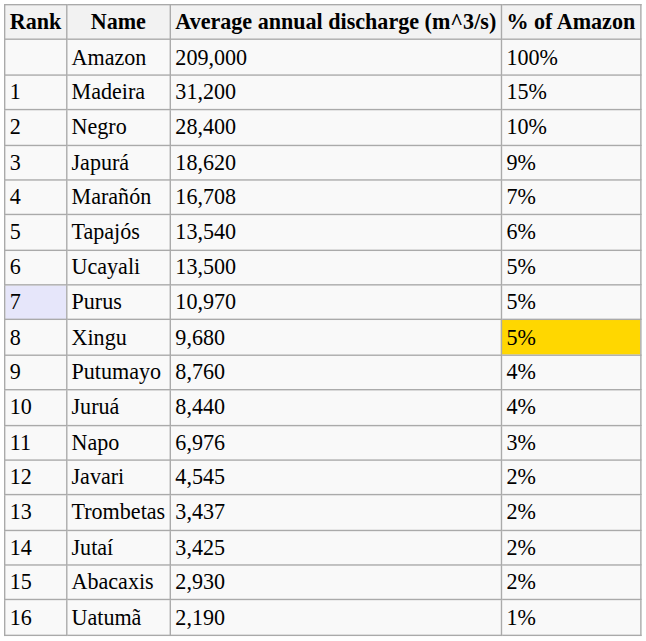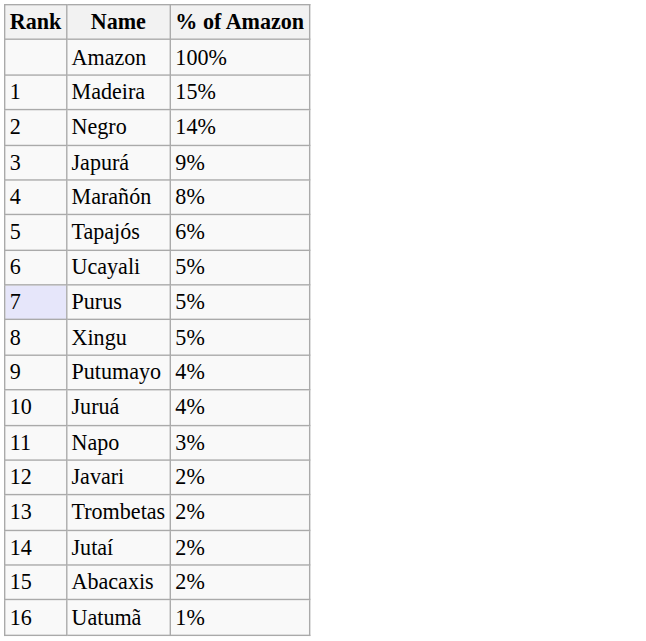- column: (336, 22)
(527, 127) 10% -> (196, 127) 14%
(521, 197) 7% -> (190, 197) 8%
(521, 337) gold background -> (190, 337) no background
